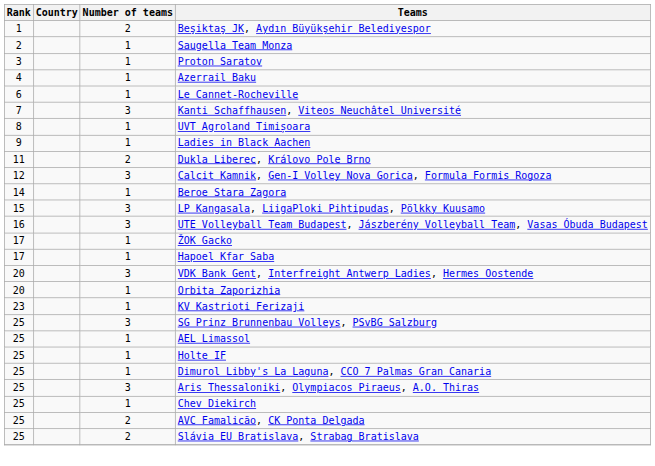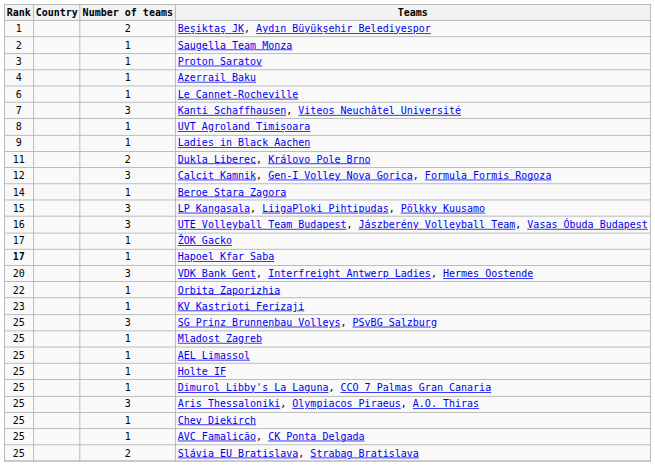(19, 257) normal -> (19, 257) bold
(19, 290) 20 -> (19, 290) 22
+ row: (220, 339)
(128, 420) 2 -> (128, 437) 1
